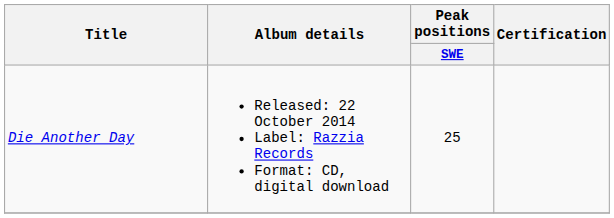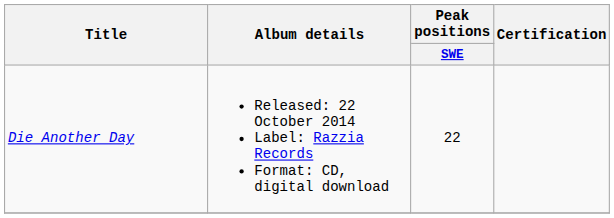(452, 139) 25 -> (452, 139) 22
